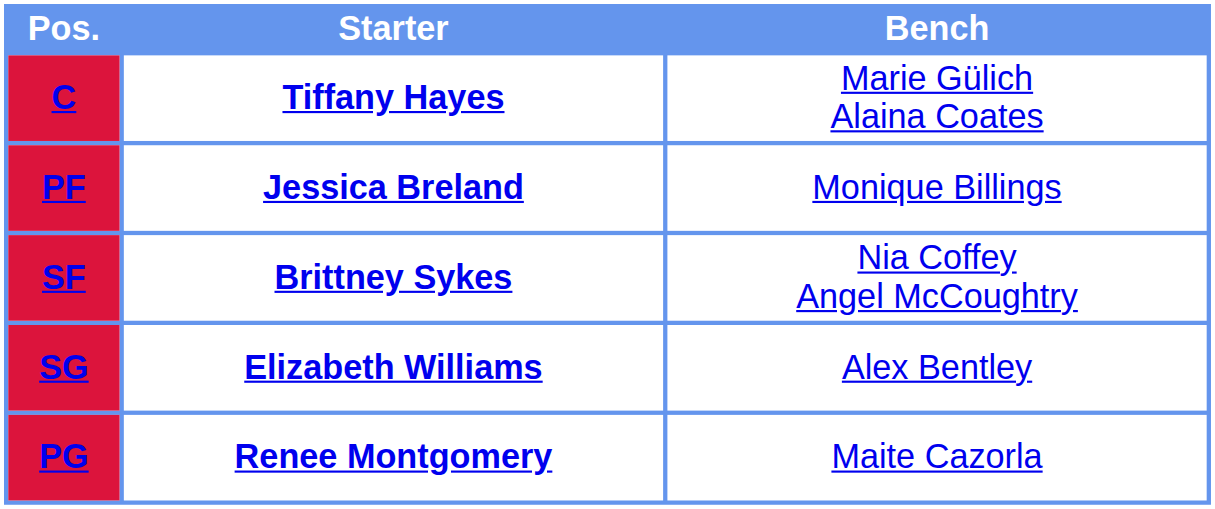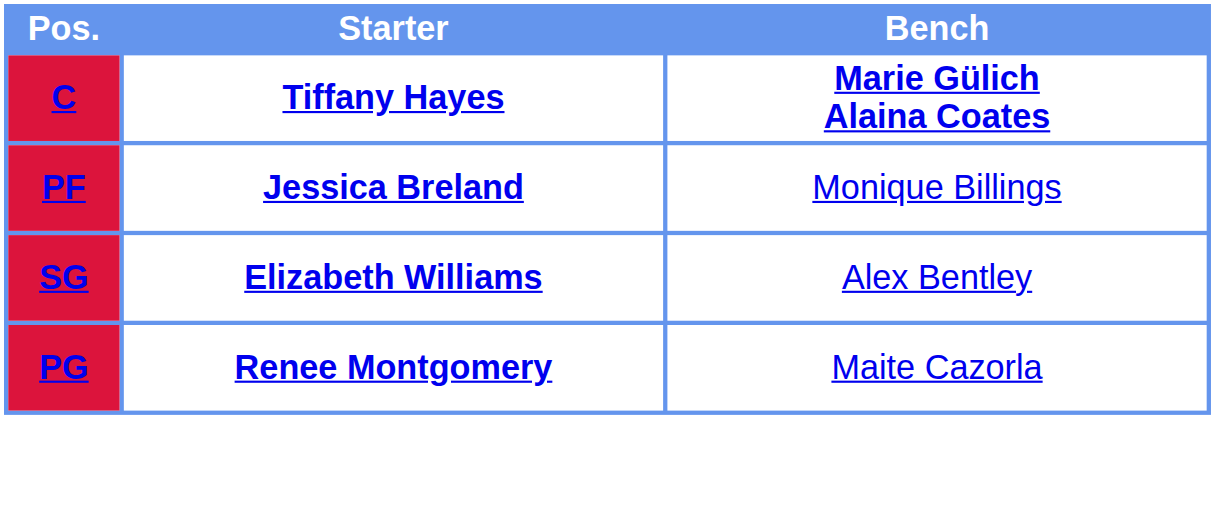(937, 97) normal -> (937, 97) bold
- row: (64, 277)
